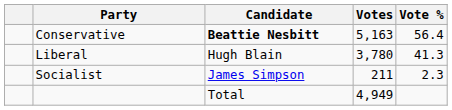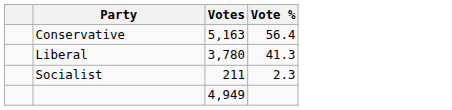- column: (279, 15)
